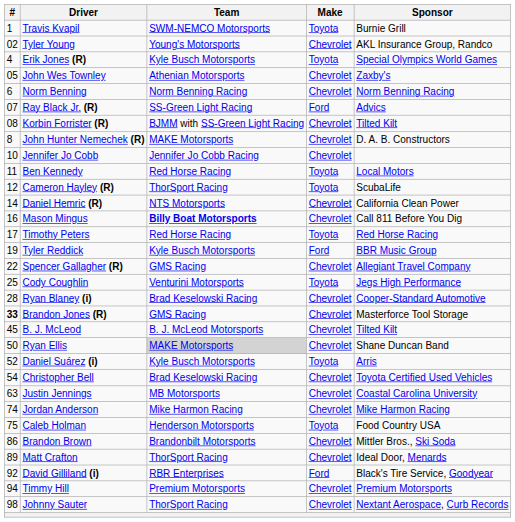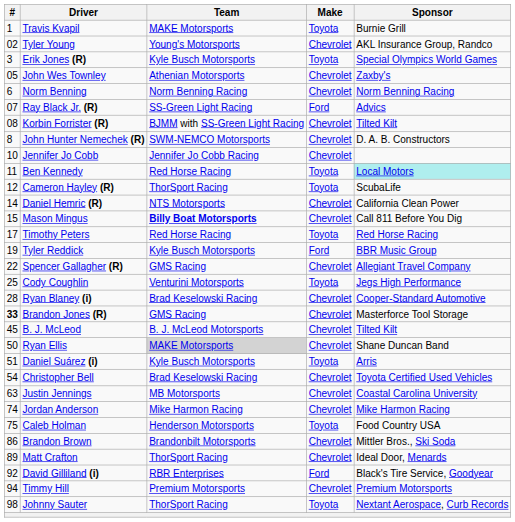(210, 28) SWM-NEMCO Motorsports -> (191, 28) MAKE Motorsports
(9, 60) 4 -> (9, 60) 3
(191, 140) MAKE Motorsports -> (210, 140) SWM-NEMCO Motorsports
(385, 171) no background -> (385, 171) paleturquoise background
(12, 219) 16 -> (12, 219) 15
(12, 362) 52 -> (12, 362) 51
(330, 505) Chevrolet -> (323, 505) Toyota
